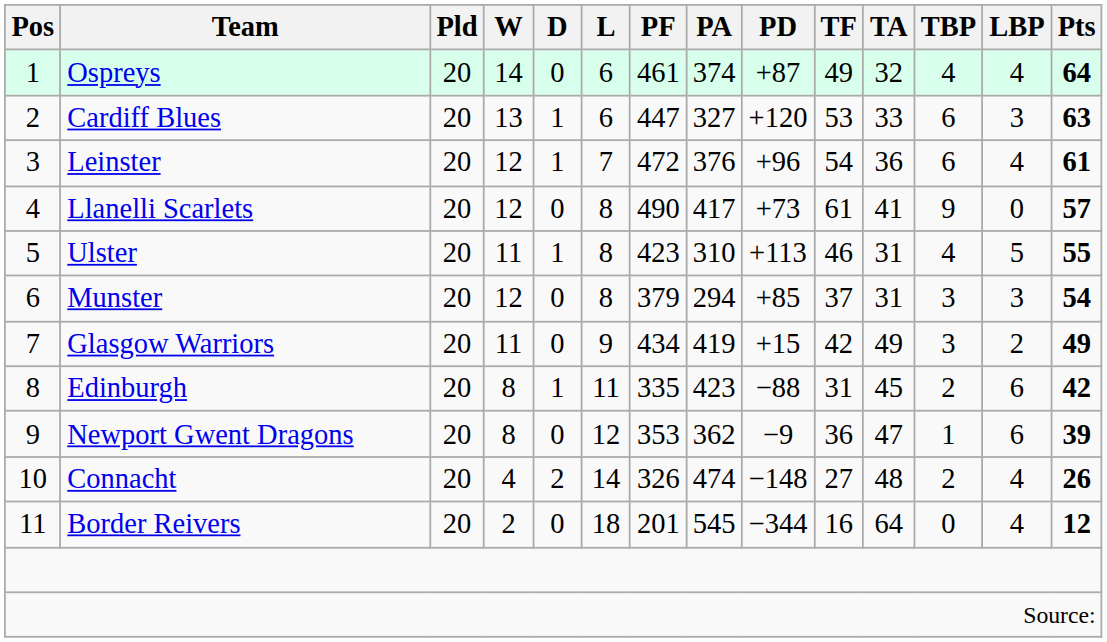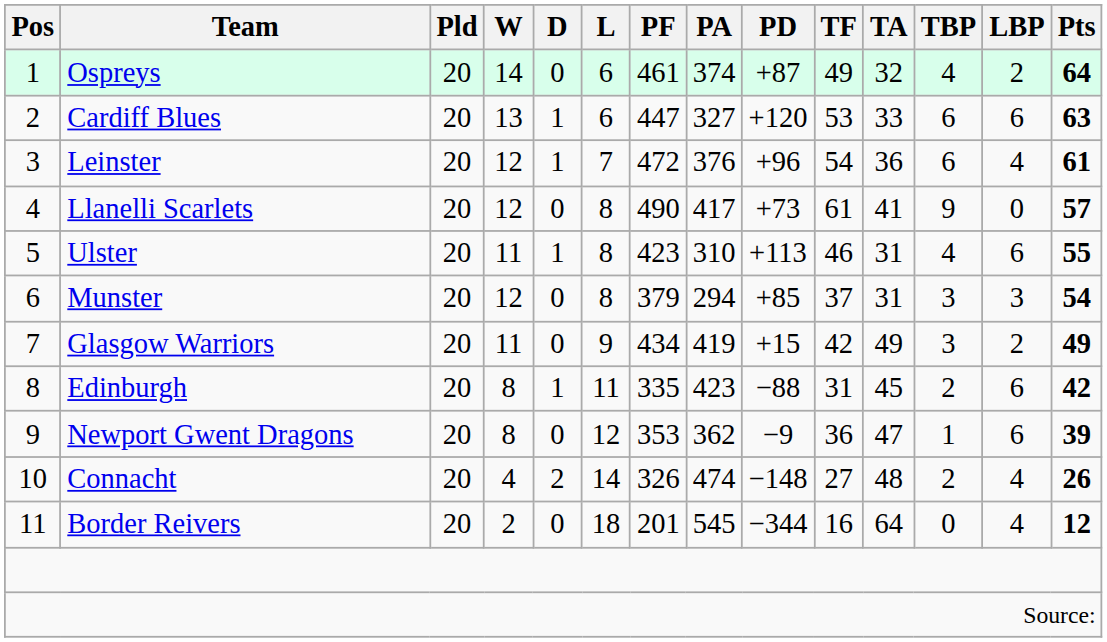(1017, 72) 4 -> (1017, 72) 2
(1017, 117) 3 -> (1017, 117) 6
(1017, 252) 5 -> (1017, 252) 6
